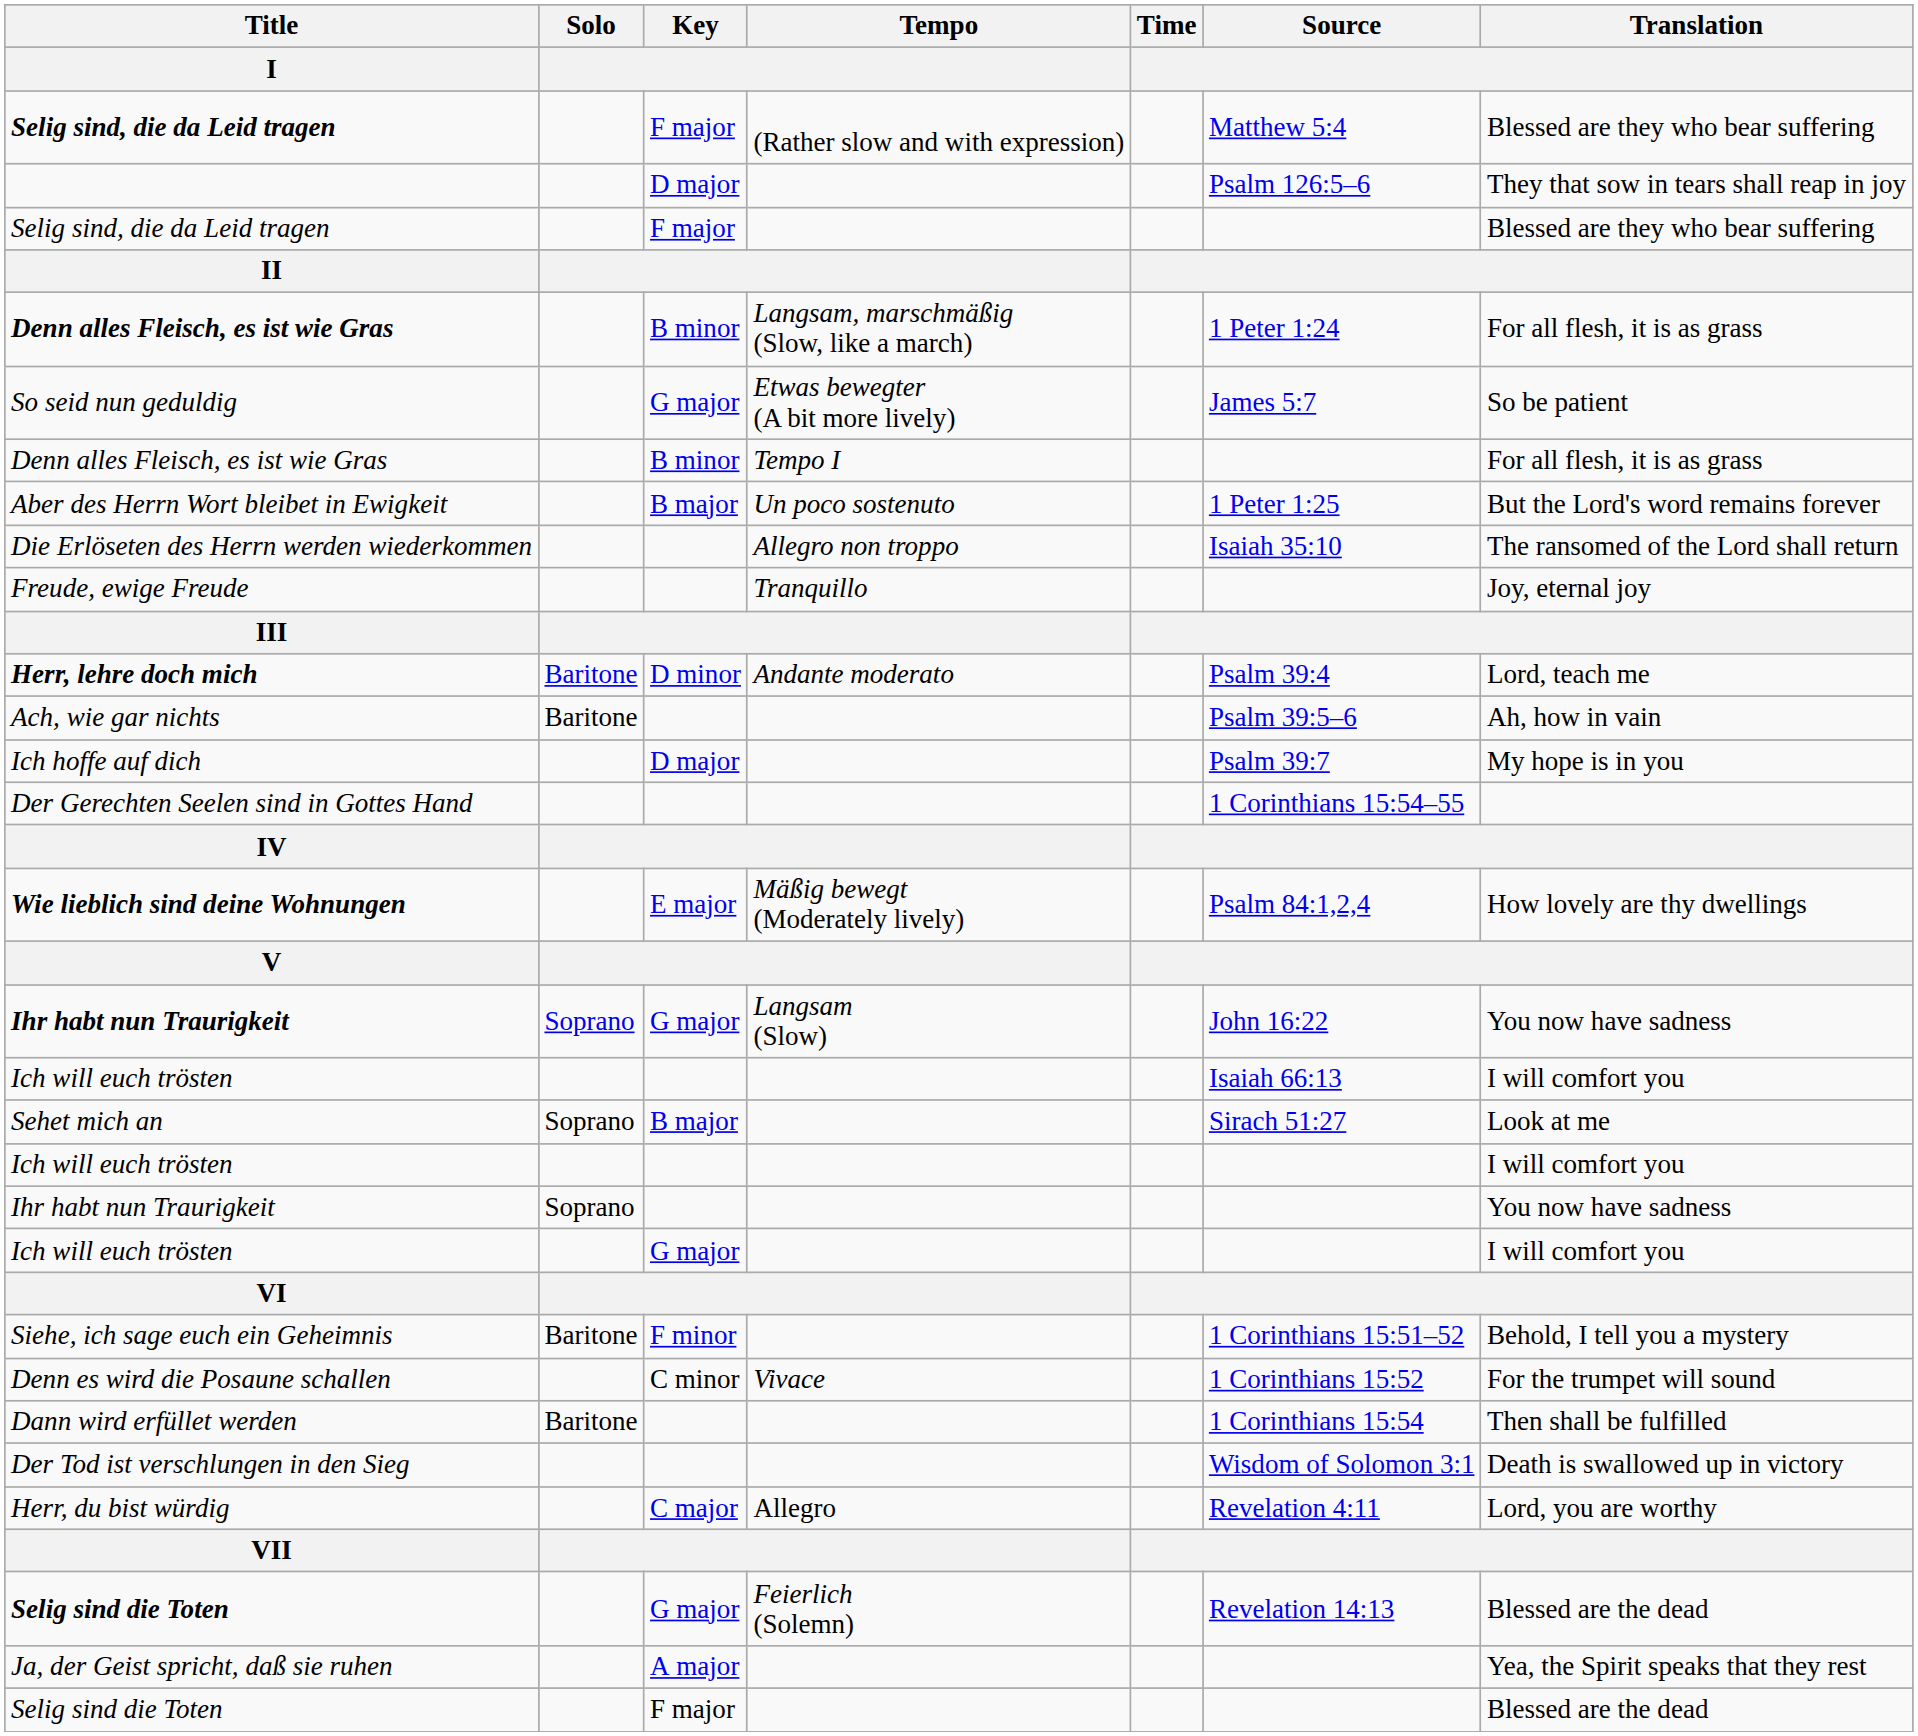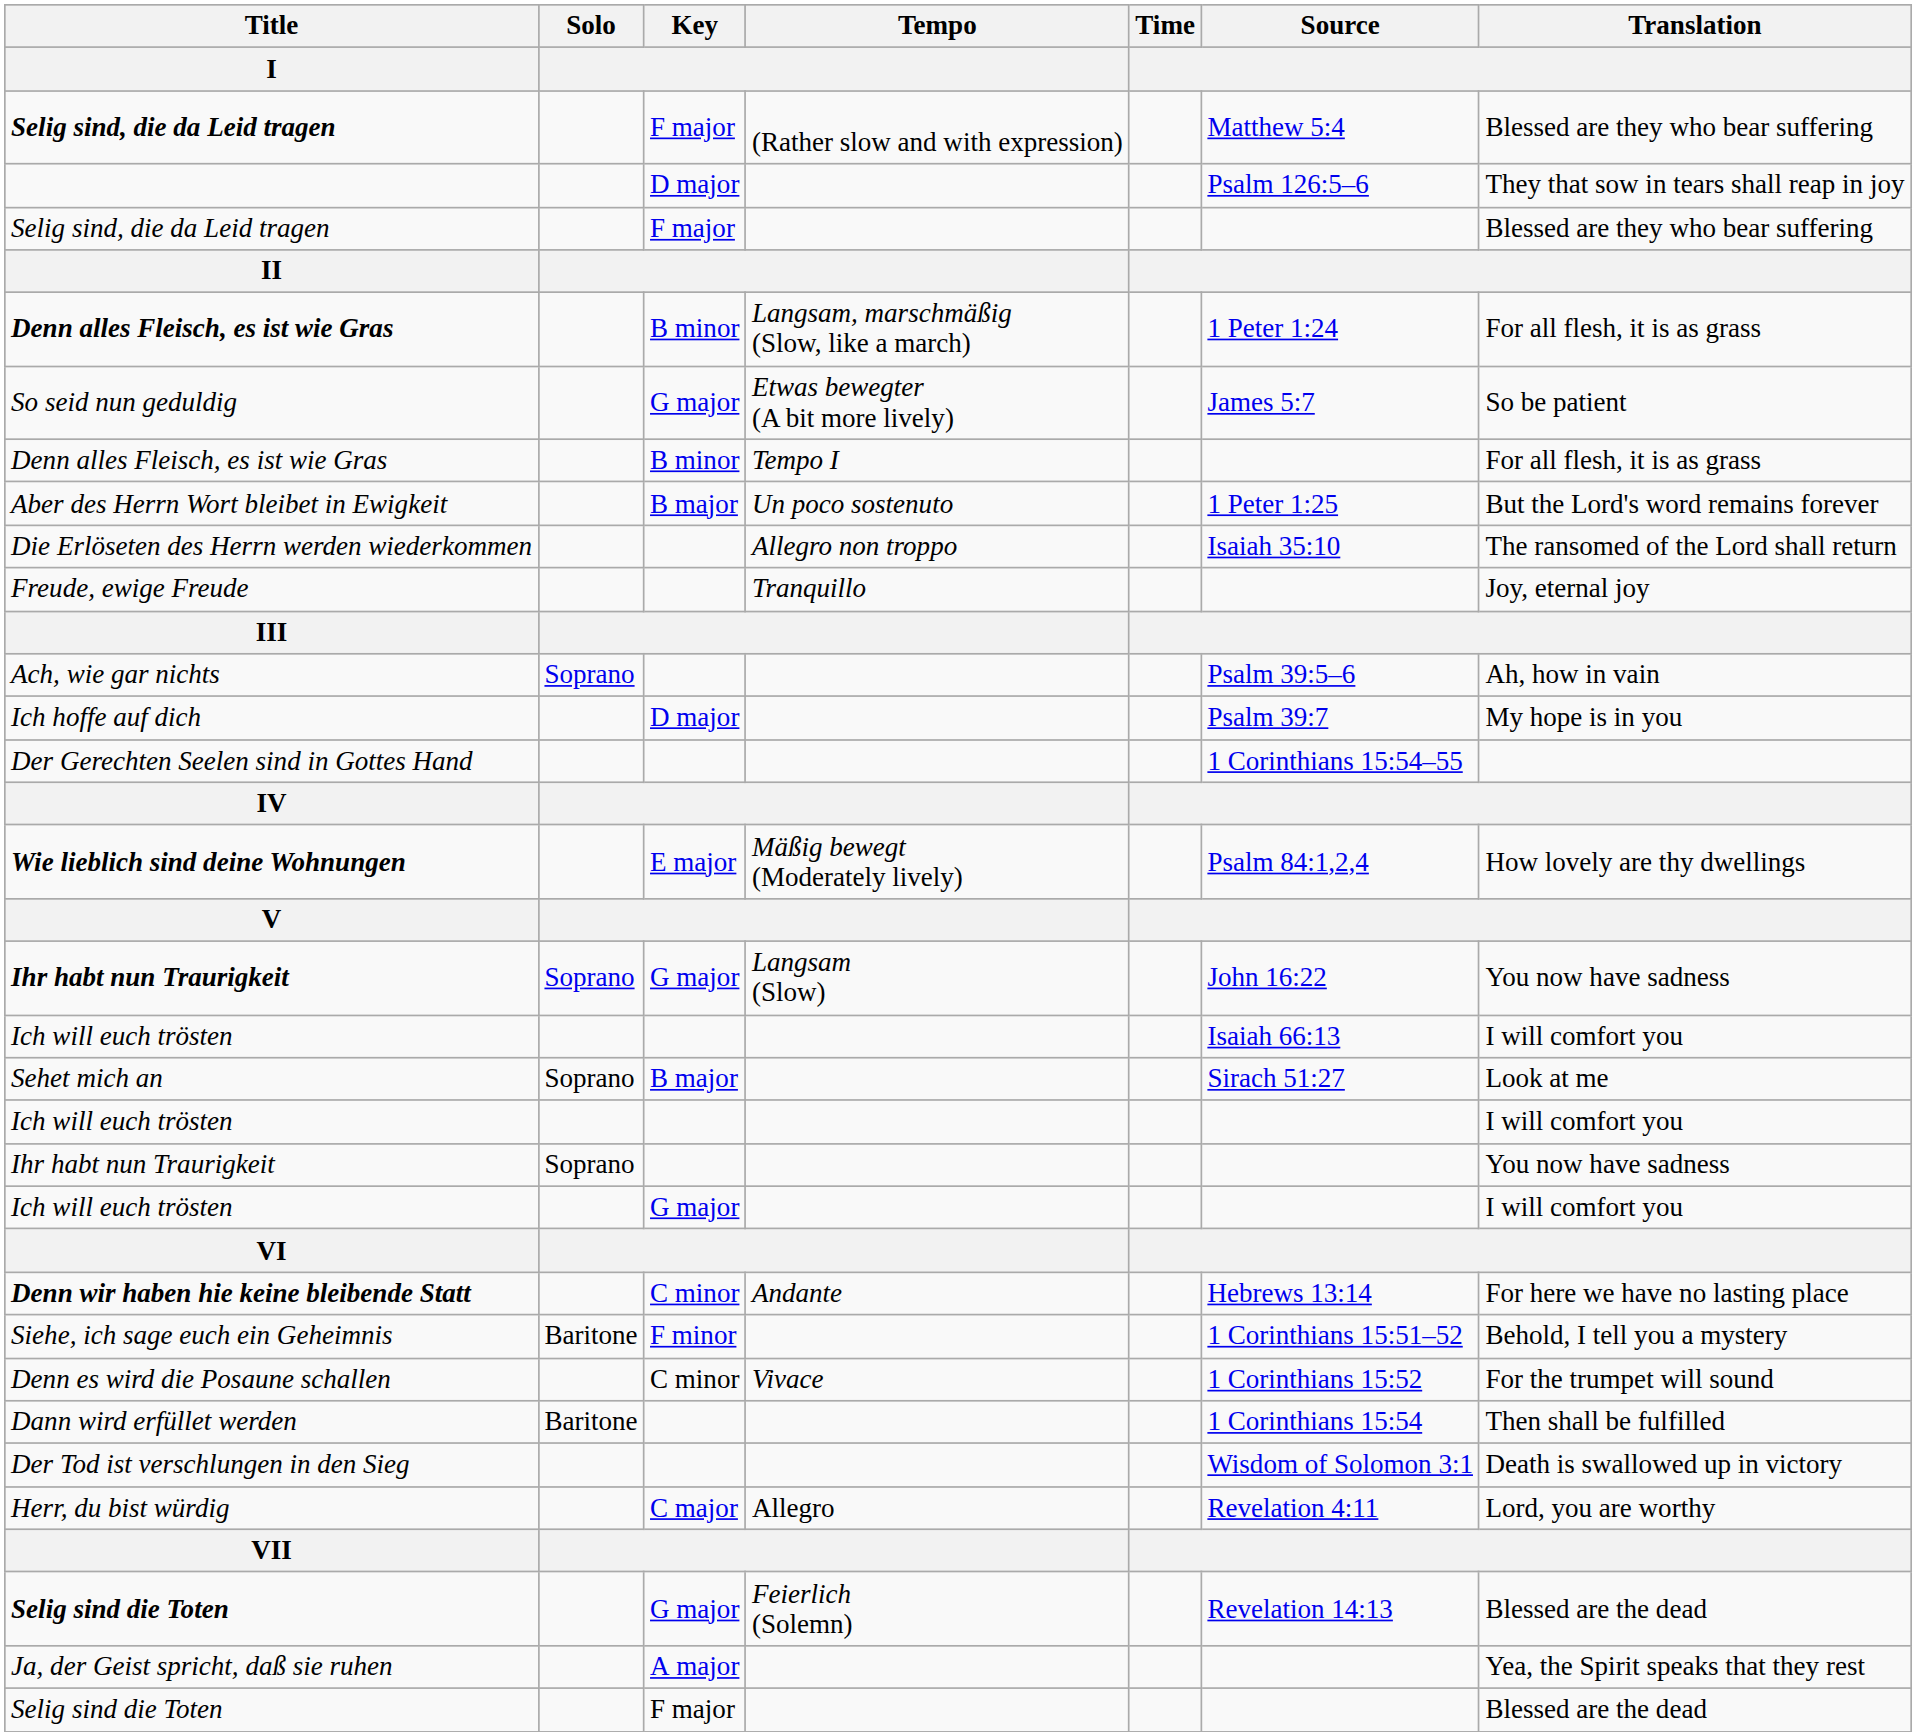- row: (134, 674)
(591, 717) Baritone -> (590, 674) Soprano
+ row: (241, 1293)
